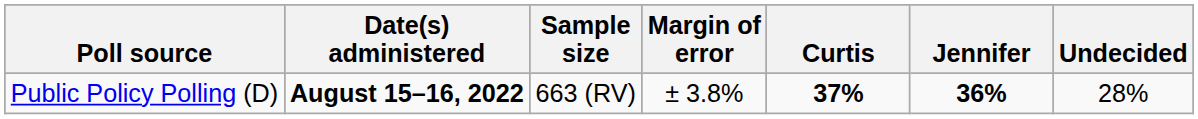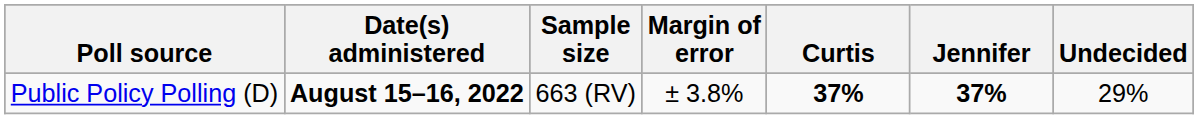(982, 93) 36% -> (982, 93) 37%
(1123, 93) 28% -> (1123, 93) 29%
